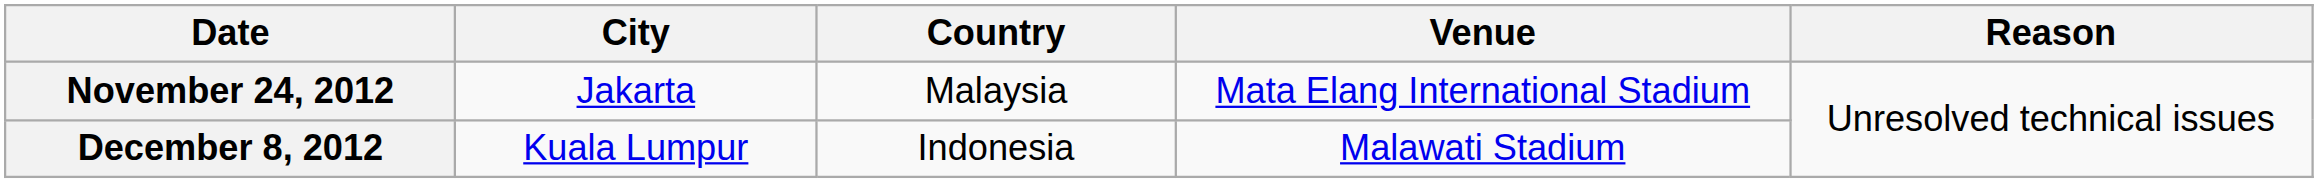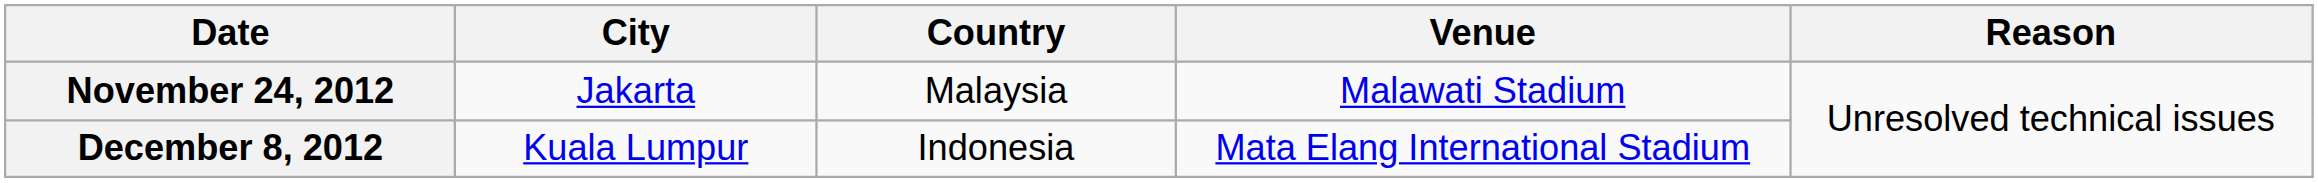(1483, 90) Mata Elang International Stadium -> (1483, 90) Malawati Stadium
(1483, 147) Malawati Stadium -> (1483, 147) Mata Elang International Stadium
